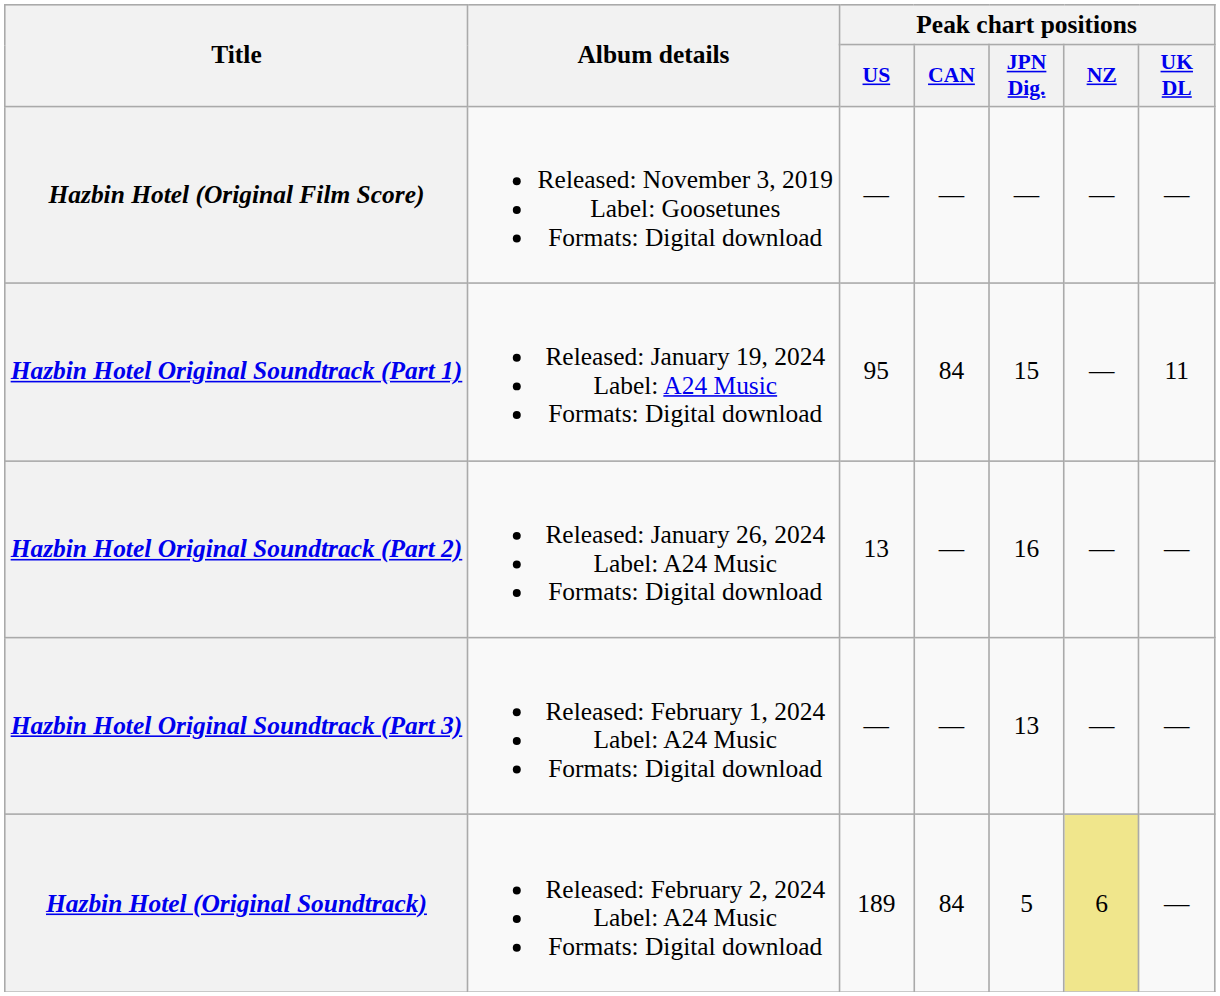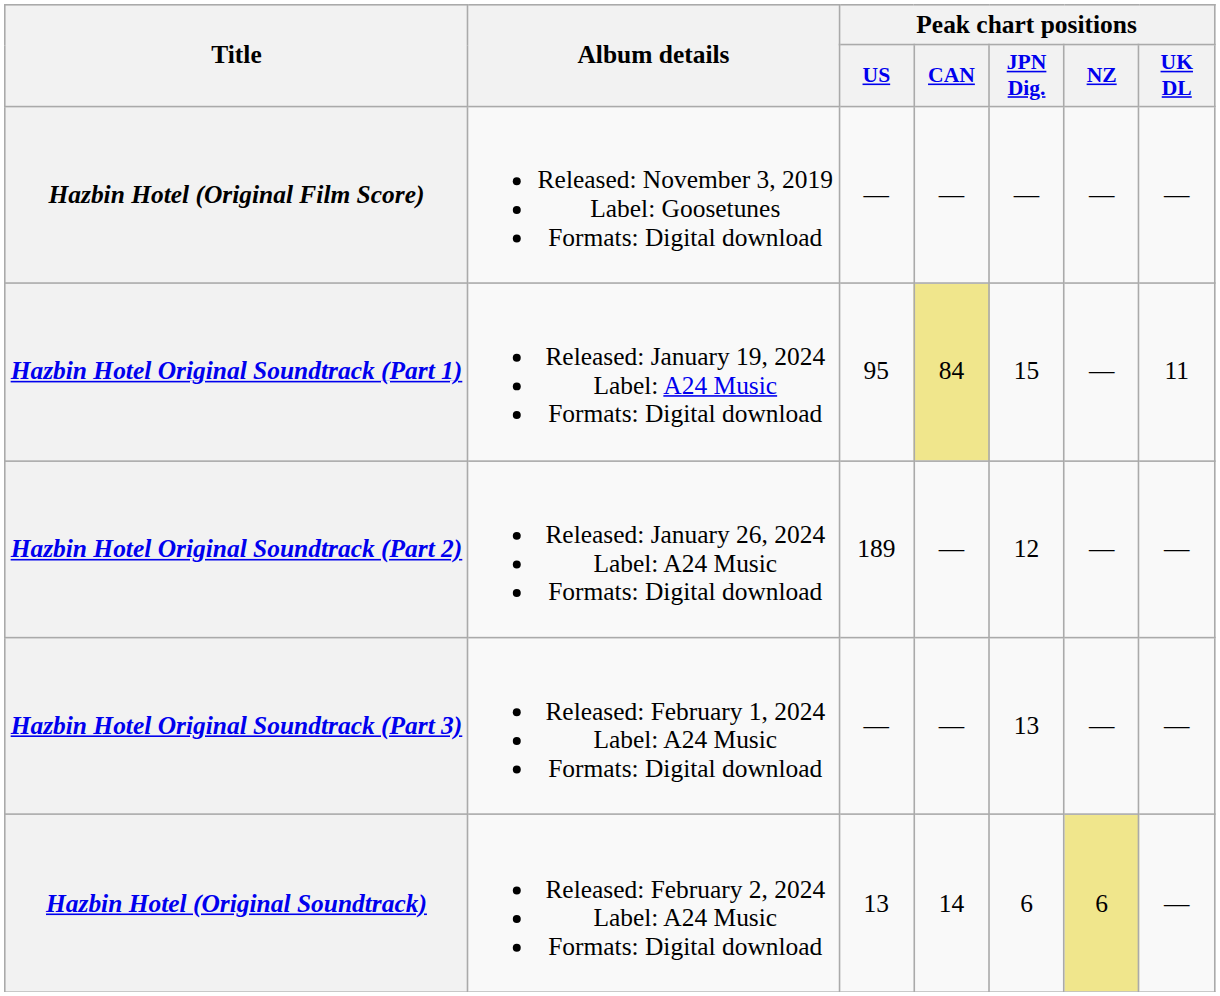(951, 371) no background -> (951, 371) khaki background
(876, 548) 13 -> (876, 548) 189
(1027, 548) 16 -> (1027, 548) 12
(876, 902) 189 -> (876, 902) 13
(951, 902) 84 -> (951, 902) 14
(1027, 902) 5 -> (1027, 902) 6
